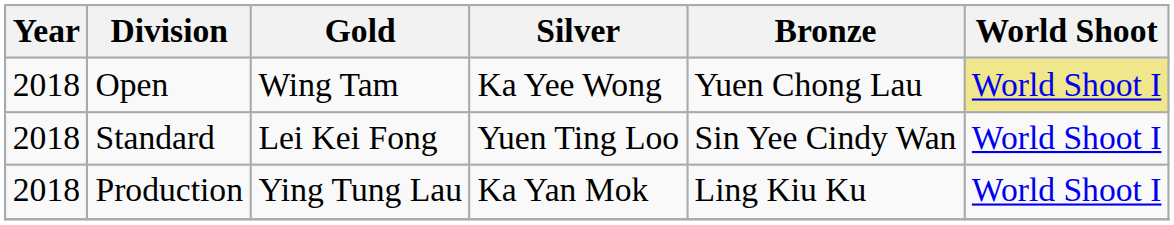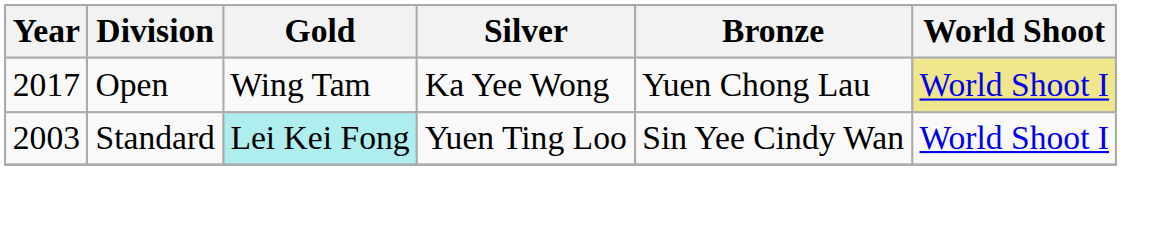(46, 84) 2018 -> (46, 84) 2017
(46, 137) 2018 -> (46, 137) 2003
(348, 137) no background -> (320, 137) paleturquoise background
- row: (169, 191)
